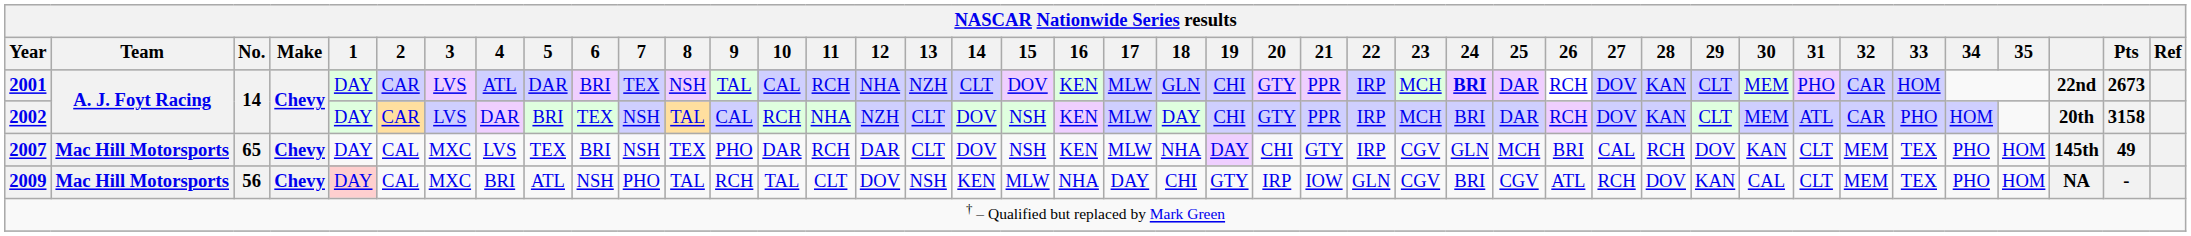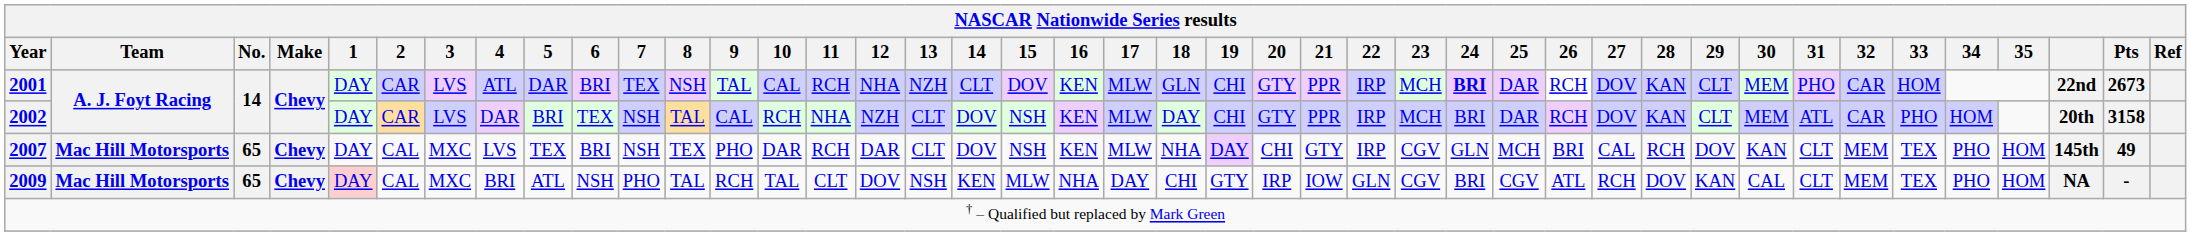(252, 181) 56 -> (252, 181) 65
